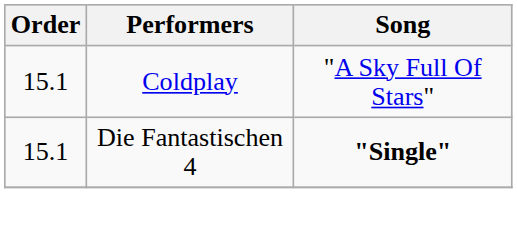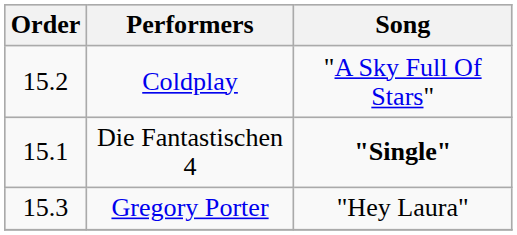(46, 81) 15.1 -> (46, 81) 15.2
+ row: (190, 207)
